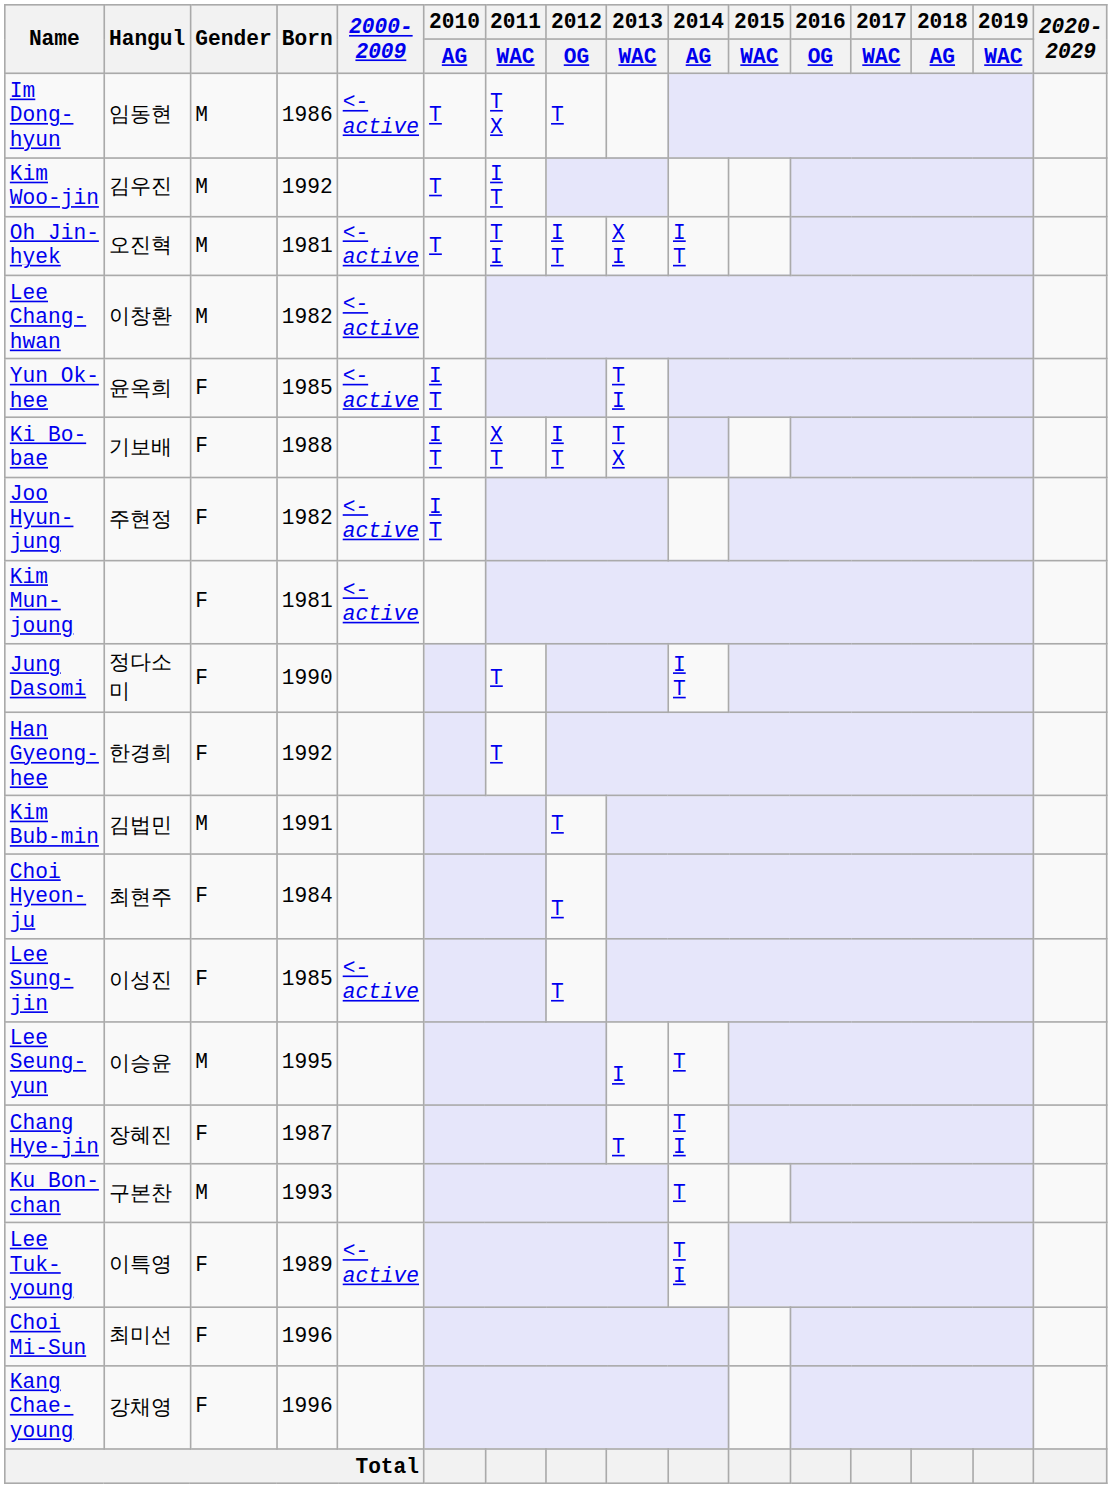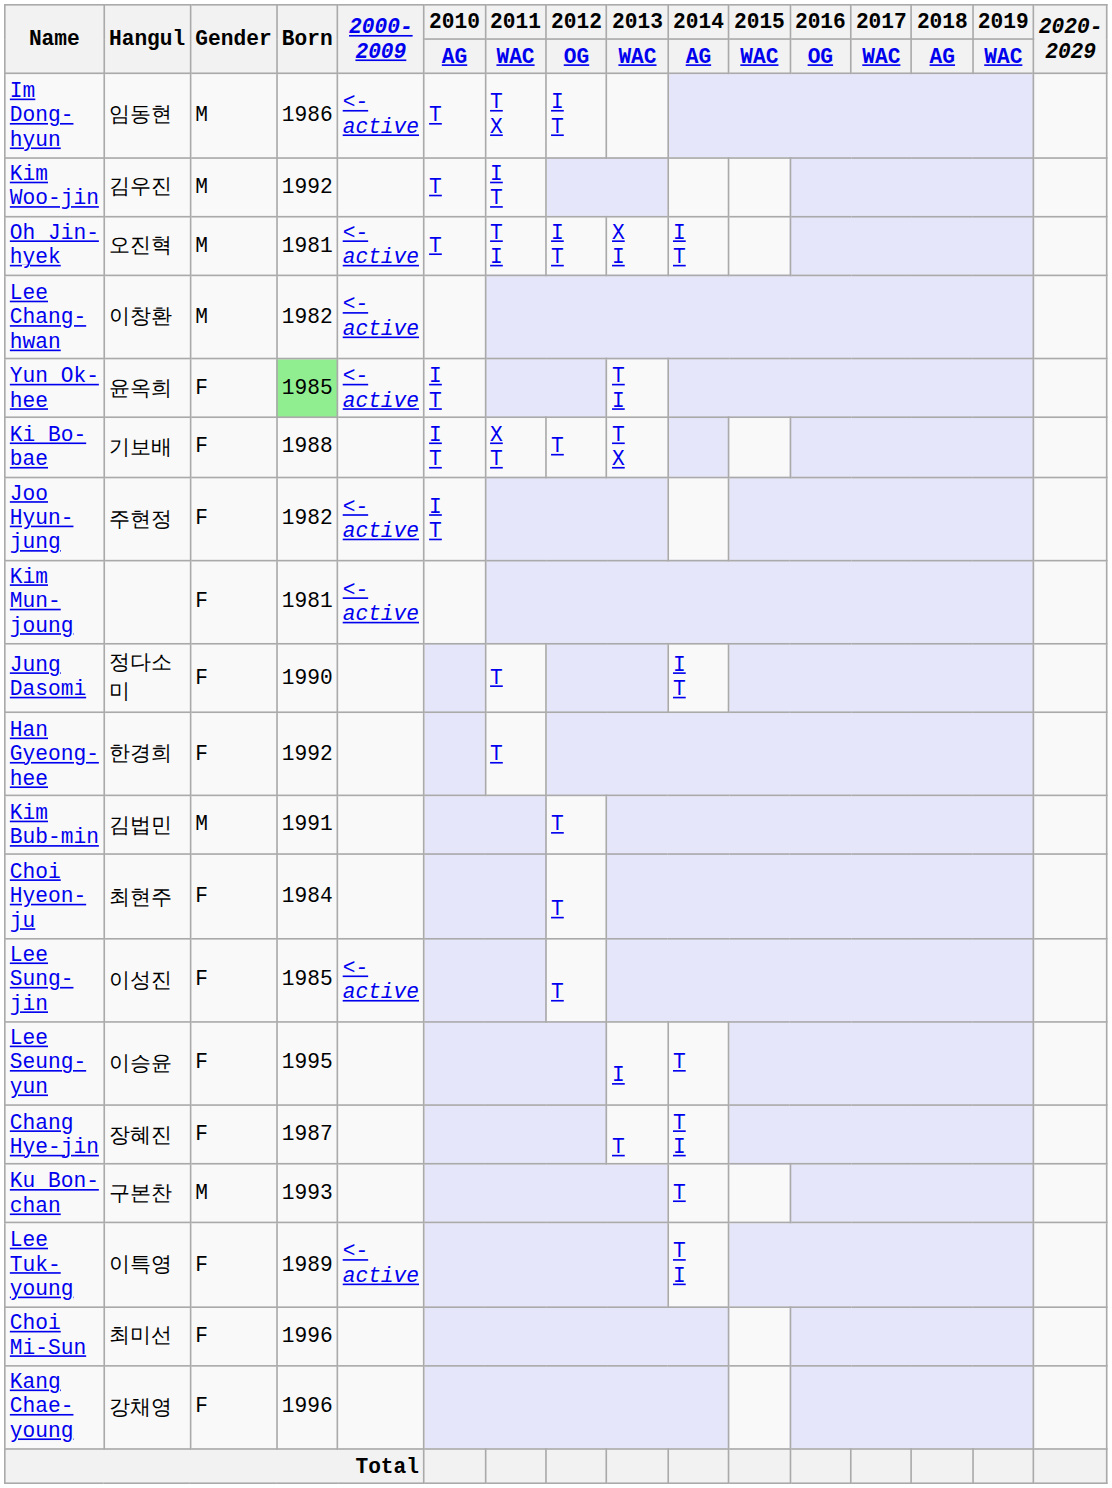(557, 116) T -> (557, 116) I T
(307, 388) no background -> (307, 388) lightgreen background
(557, 447) I T -> (557, 447) T
(202, 1063) M -> (202, 1063) F
